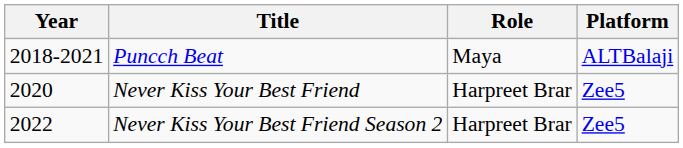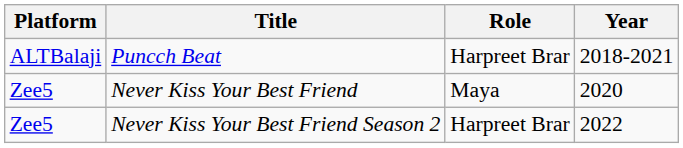columns swapped: (56, 21) <-> (627, 21)
(477, 55) Maya -> (510, 55) Harpreet Brar
(512, 90) Harpreet Brar -> (475, 90) Maya
